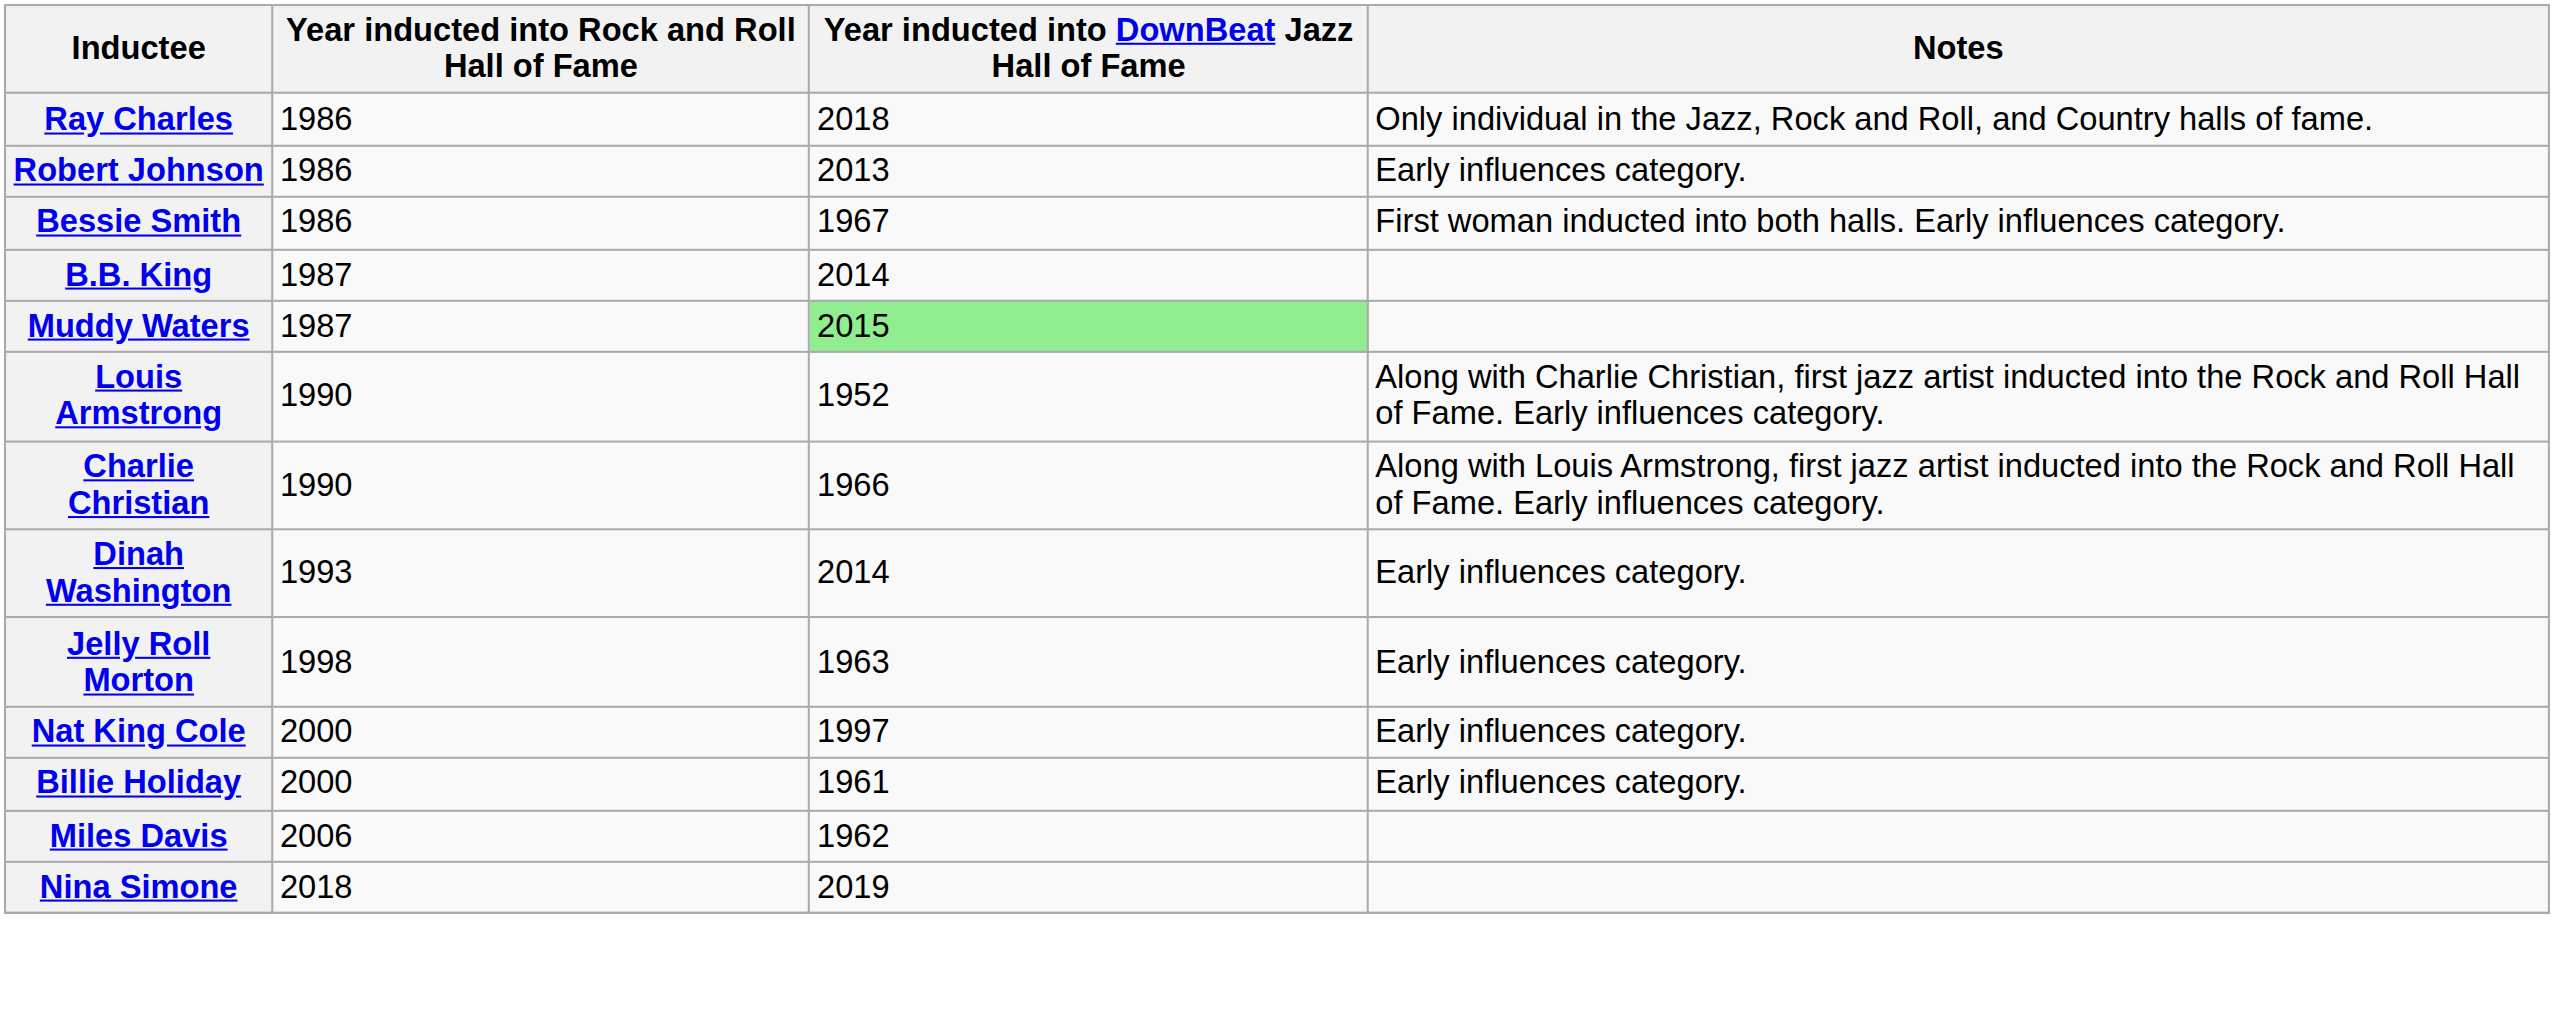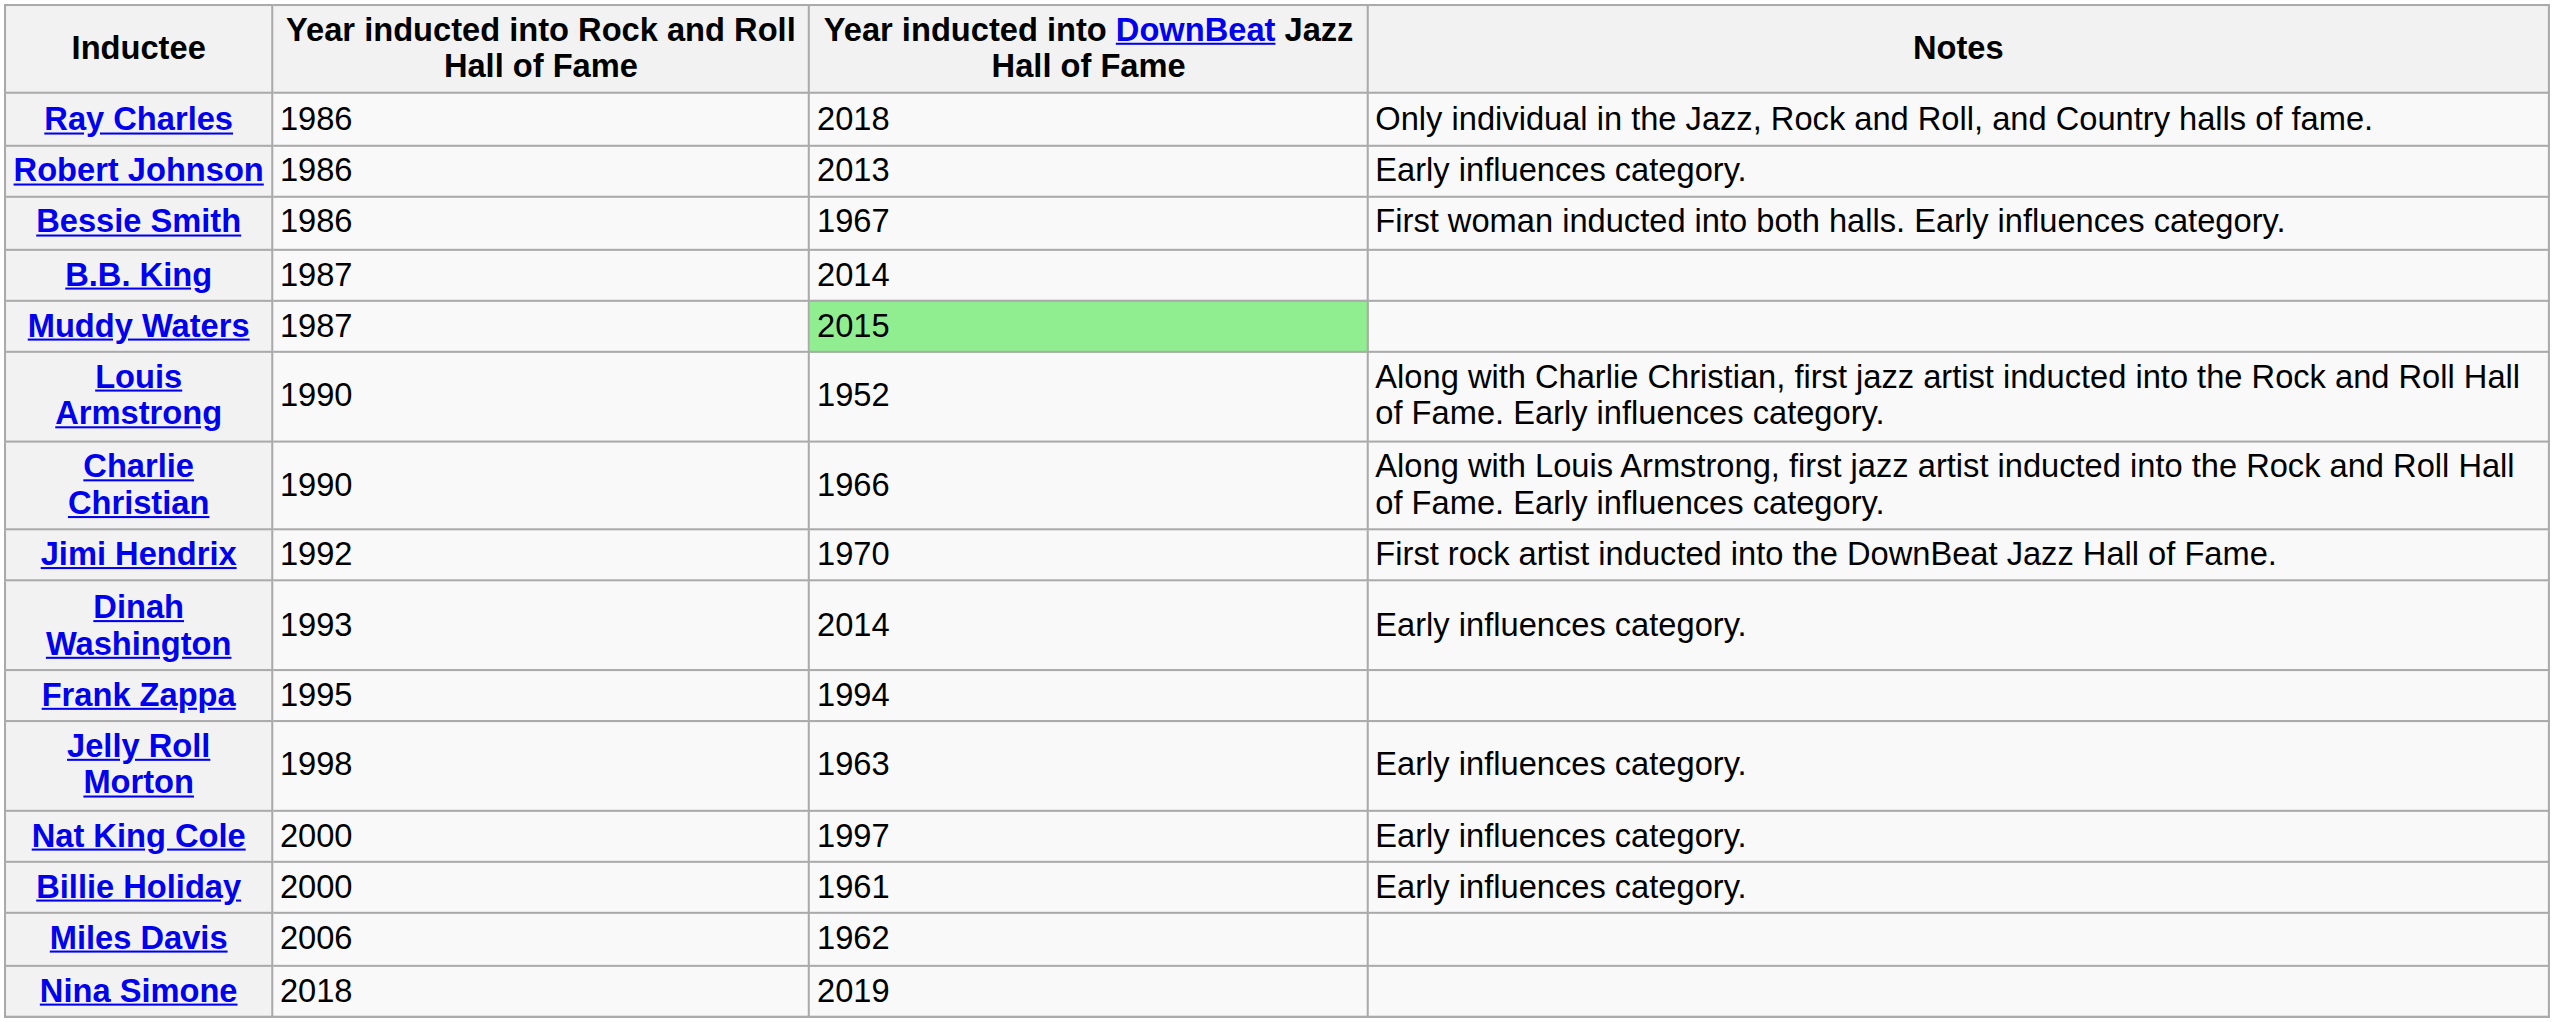+ row: (139, 554)
+ row: (139, 694)
